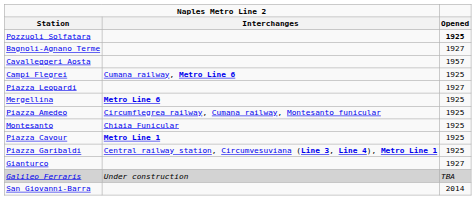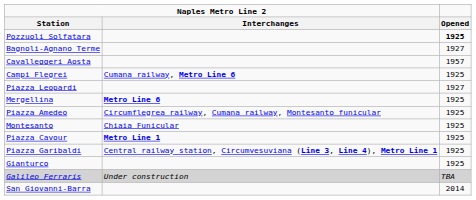(455, 163) 1927 -> (455, 163) 1925
